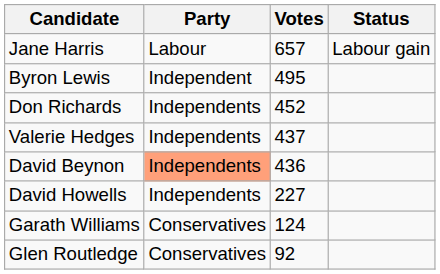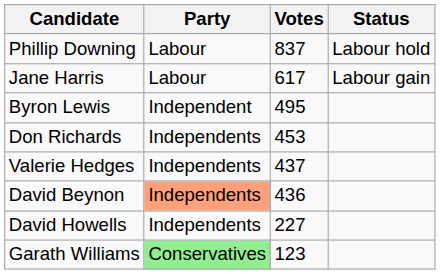+ row: (72, 48)
(290, 48) 657 -> (290, 78) 617
(290, 107) 452 -> (290, 136) 453
(207, 225) no background -> (207, 254) lightgreen background
(290, 225) 124 -> (290, 254) 123
- row: (73, 254)
